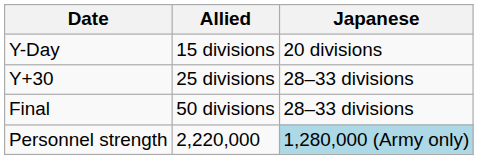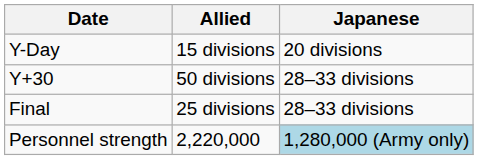(225, 79) 25 divisions -> (225, 79) 50 divisions
(225, 109) 50 divisions -> (225, 109) 25 divisions
